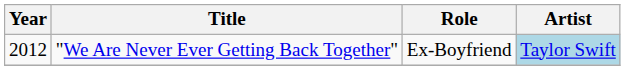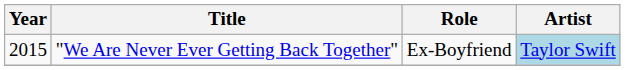(28, 49) 2012 -> (28, 49) 2015
